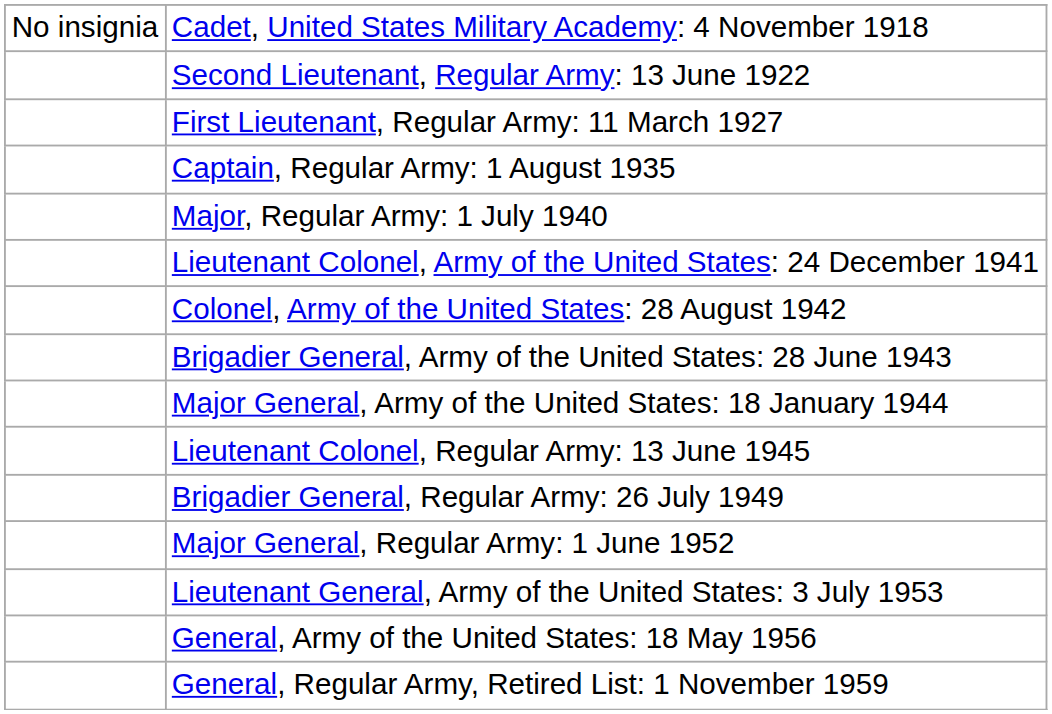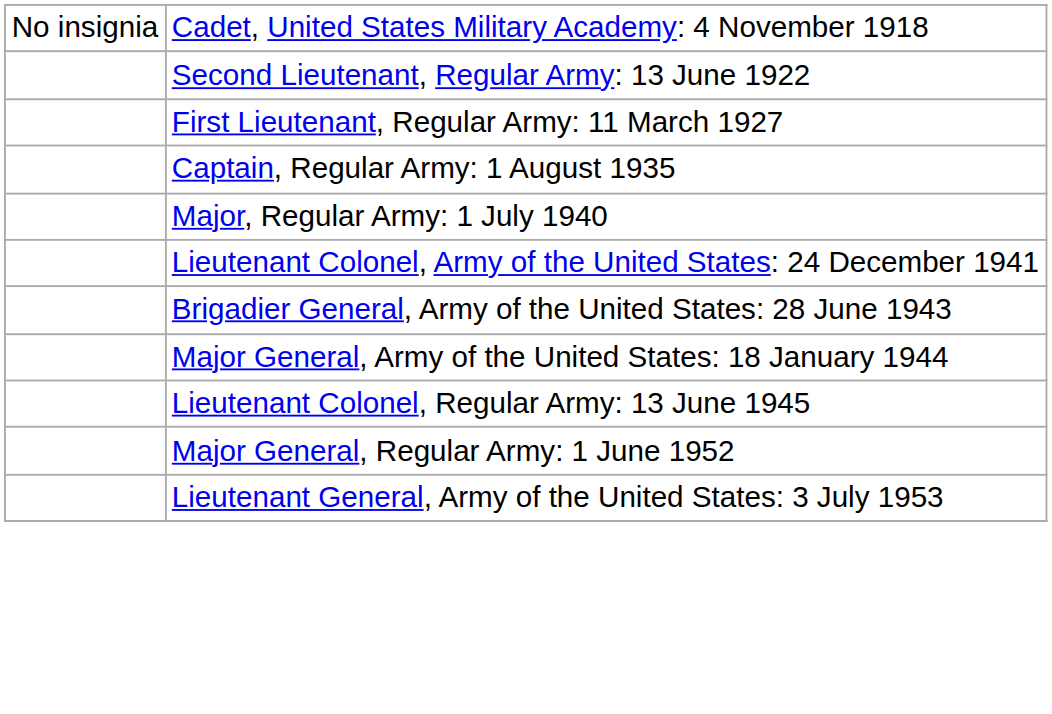- row: (509, 309)
- row: (478, 497)
- row: (494, 638)
- row: (530, 685)
